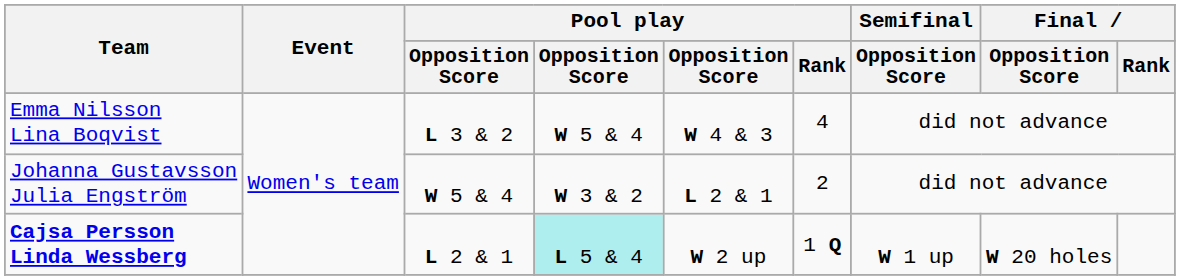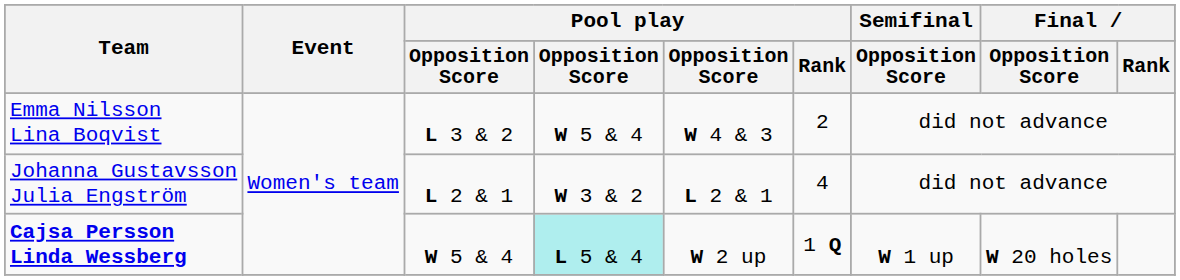(822, 123) 4 -> (822, 123) 2
(469, 196) W 5 & 4 -> (469, 196) L 2 & 1
(822, 184) 2 -> (822, 184) 4
(469, 257) L 2 & 1 -> (469, 257) W 5 & 4
